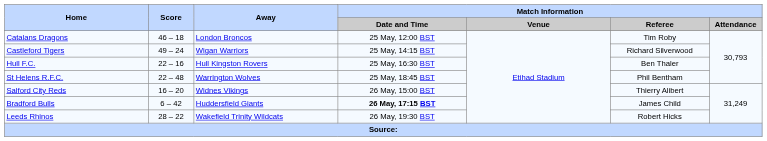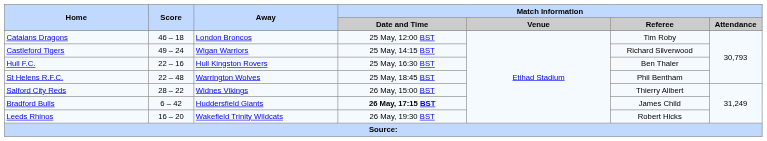(171, 90) 16 – 20 -> (171, 90) 28 – 22
(171, 117) 28 – 22 -> (171, 117) 16 – 20
